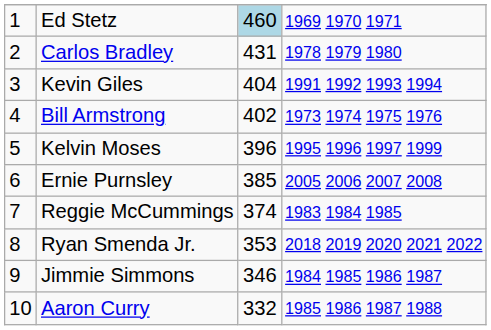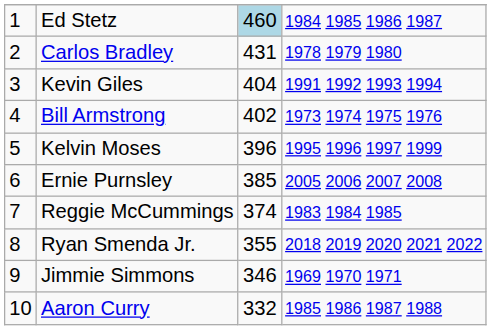(343, 21) 1969 1970 1971 -> (364, 21) 1984 1985 1986 1987
(260, 244) 353 -> (260, 244) 355
(364, 276) 1984 1985 1986 1987 -> (343, 276) 1969 1970 1971
